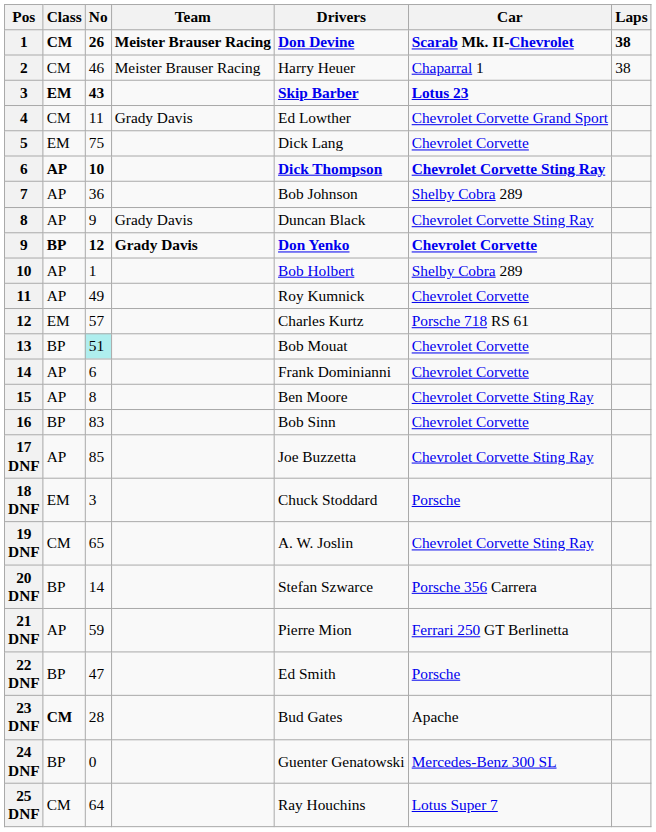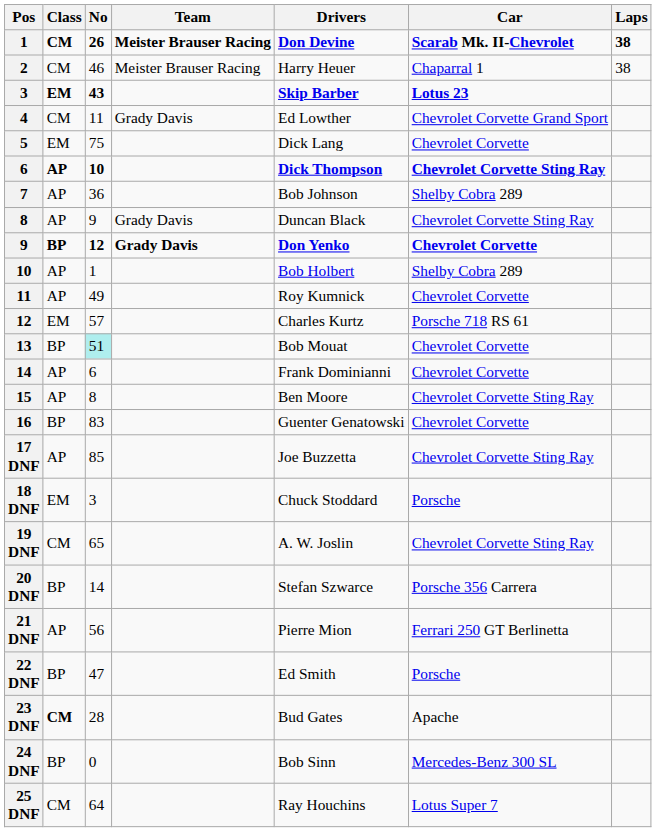(307, 422) Bob Sinn -> (341, 422) Guenter Genatowski
(96, 630) 59 -> (96, 630) 56
(341, 761) Guenter Genatowski -> (307, 761) Bob Sinn
